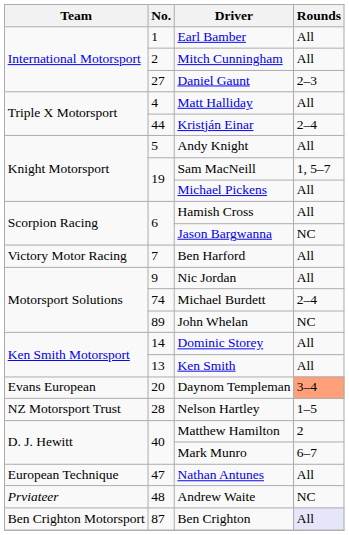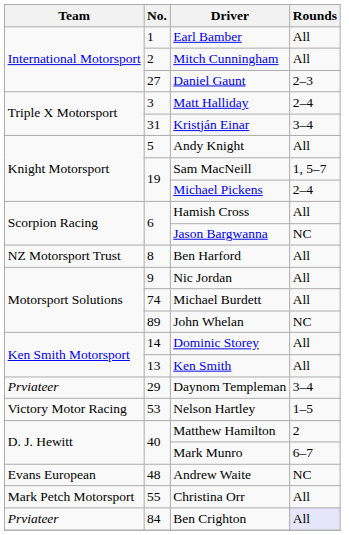(155, 102) 4 -> (150, 102) 3
(305, 102) All -> (303, 102) 2–4
(158, 124) 44 -> (154, 124) 31
(307, 124) 2–4 -> (303, 124) 3–4
(305, 190) All -> (303, 190) 2–4
(67, 256) Victory Motor Racing -> (64, 256) NZ Motorsport Trust
(155, 256) 7 -> (150, 256) 8
(307, 299) 2–4 -> (301, 299) All
(52, 387) Evans European -> (33, 387) Prviateer
(158, 387) 20 -> (154, 387) 29
(307, 387) lightsalmon background -> (303, 387) no background
(64, 409) NZ Motorsport Trust -> (67, 409) Victory Motor Racing
(158, 409) 28 -> (154, 409) 53
- row: (221, 474)
(33, 496) Prviateer -> (52, 474) Evans European
+ row: (209, 496)
(76, 518) Ben Crighton Motorsport -> (33, 518) Prviateer
(158, 518) 87 -> (154, 518) 84
